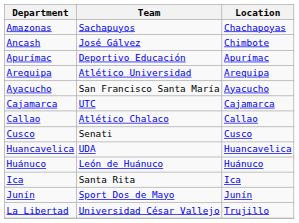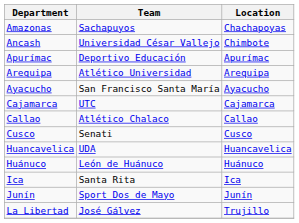(110, 42) José Gálvez -> (149, 42) Universidad César Vallejo
(149, 210) Universidad César Vallejo -> (110, 210) José Gálvez
